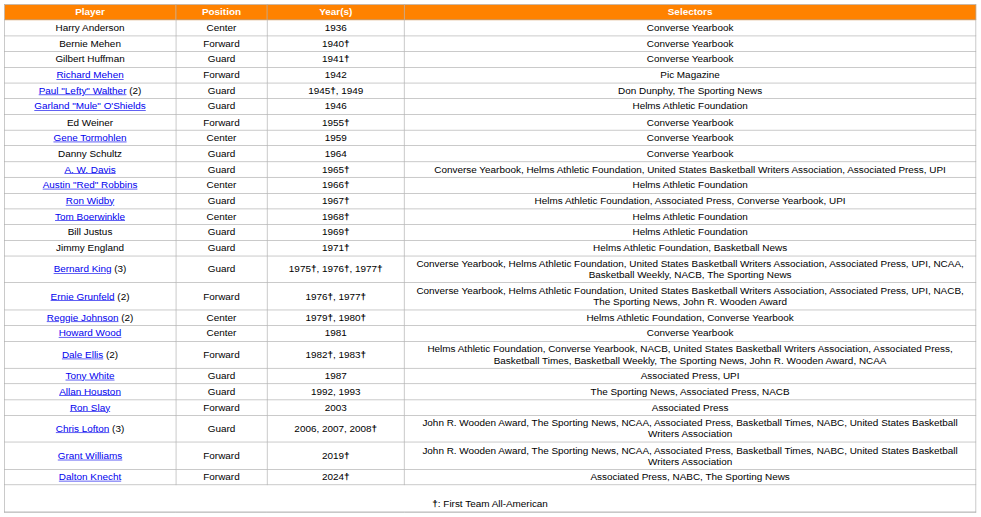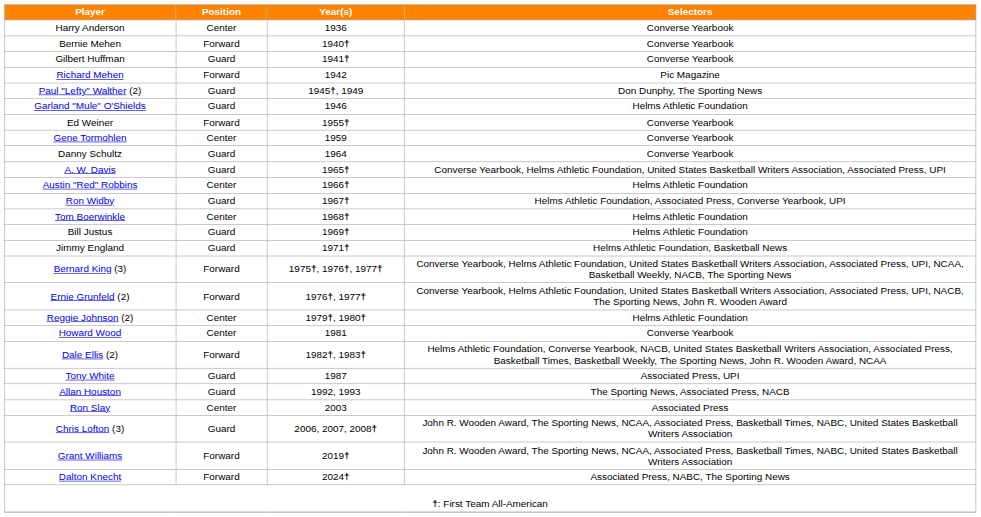(221, 269) Guard -> (221, 269) Forward
(690, 317) Helms Athletic Foundation, Converse Yearbook -> (690, 317) Helms Athletic Foundation
(221, 407) Forward -> (221, 407) Center
